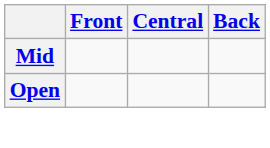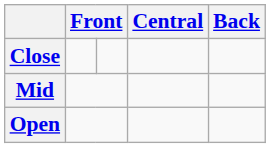+ row: (35, 55)
